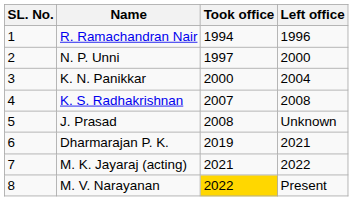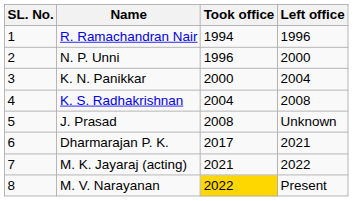(219, 57) 1997 -> (219, 57) 1996
(219, 100) 2007 -> (219, 100) 2004
(219, 143) 2019 -> (219, 143) 2017
